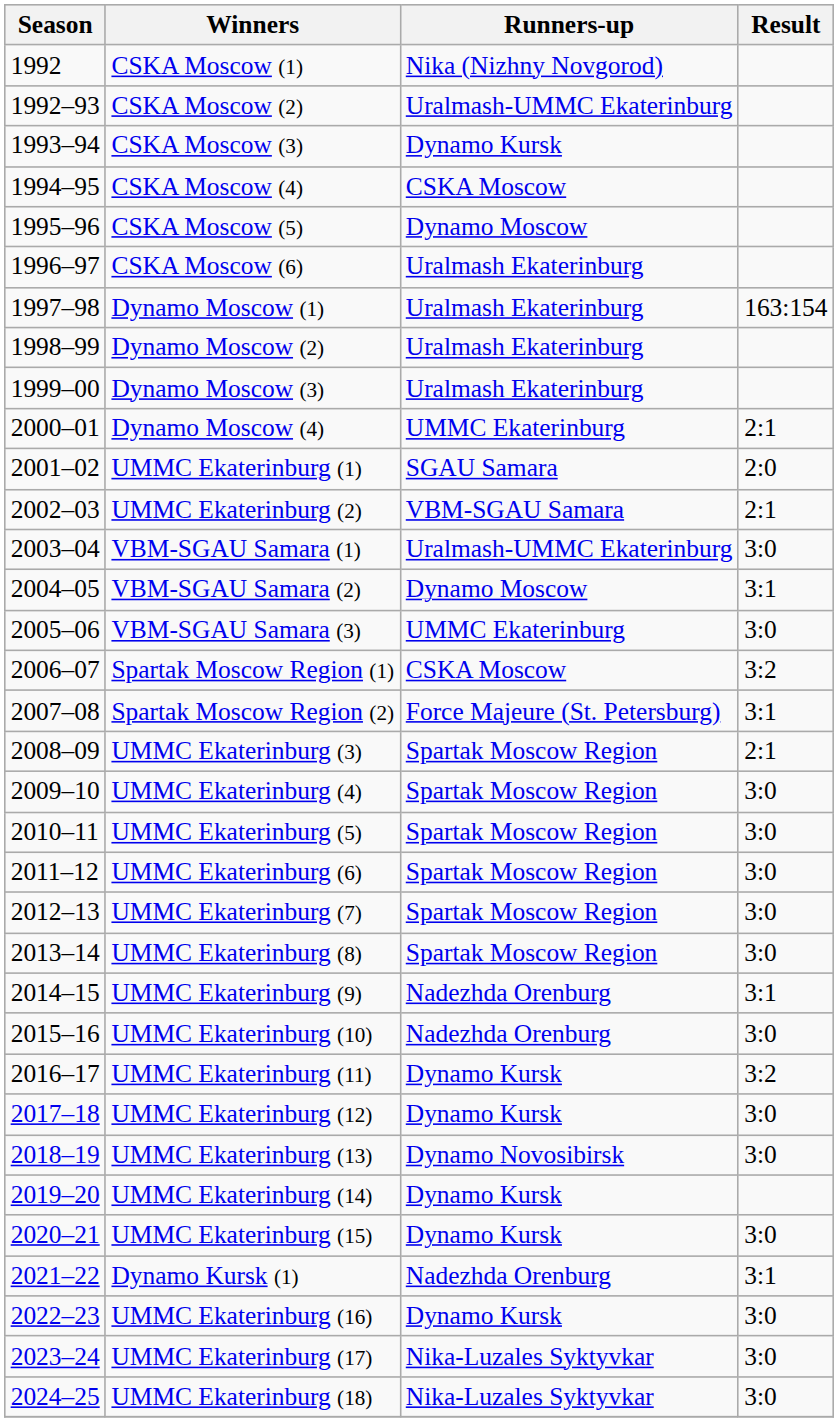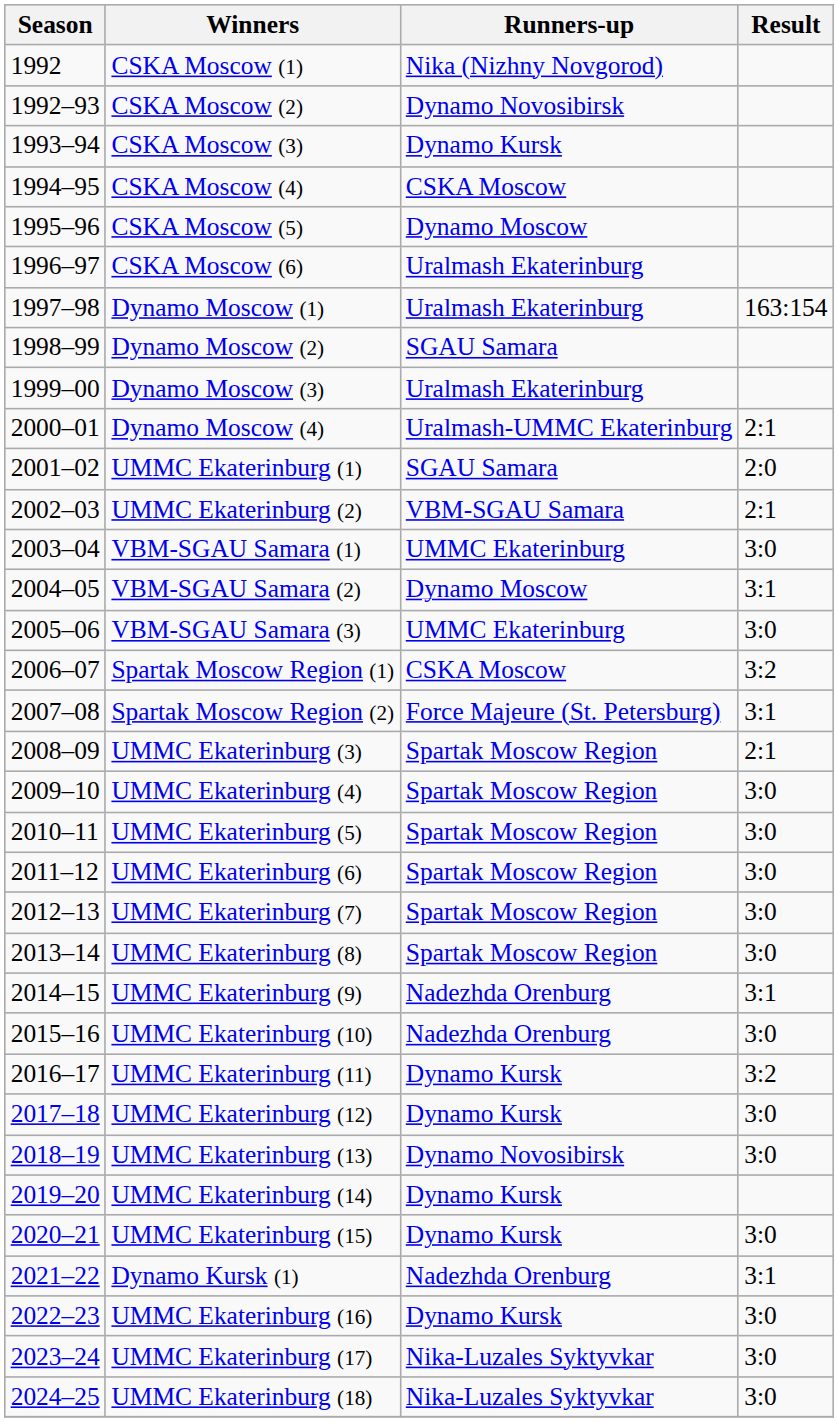(569, 105) Uralmash-UMMC Ekaterinburg -> (515, 105) Dynamo Novosibirsk
(525, 347) Uralmash Ekaterinburg -> (482, 347) SGAU Samara
(515, 428) UMMC Ekaterinburg -> (569, 428) Uralmash-UMMC Ekaterinburg
(569, 549) Uralmash-UMMC Ekaterinburg -> (515, 549) UMMC Ekaterinburg
